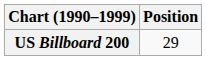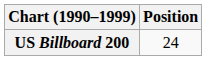(171, 42) 29 -> (171, 42) 24
